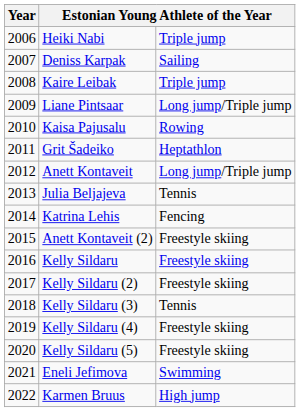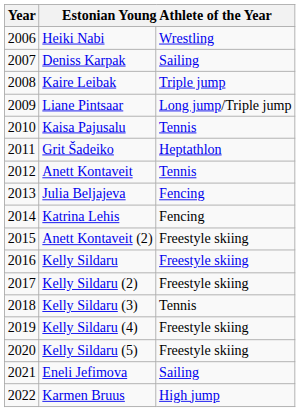(192, 37) Triple jump -> (187, 37) Wrestling
(181, 127) Rowing -> (178, 127) Tennis
(225, 171) Long jump/Triple jump -> (178, 171) Tennis
(178, 194) Tennis -> (182, 194) Fencing
(190, 372) Swimming -> (179, 372) Sailing
